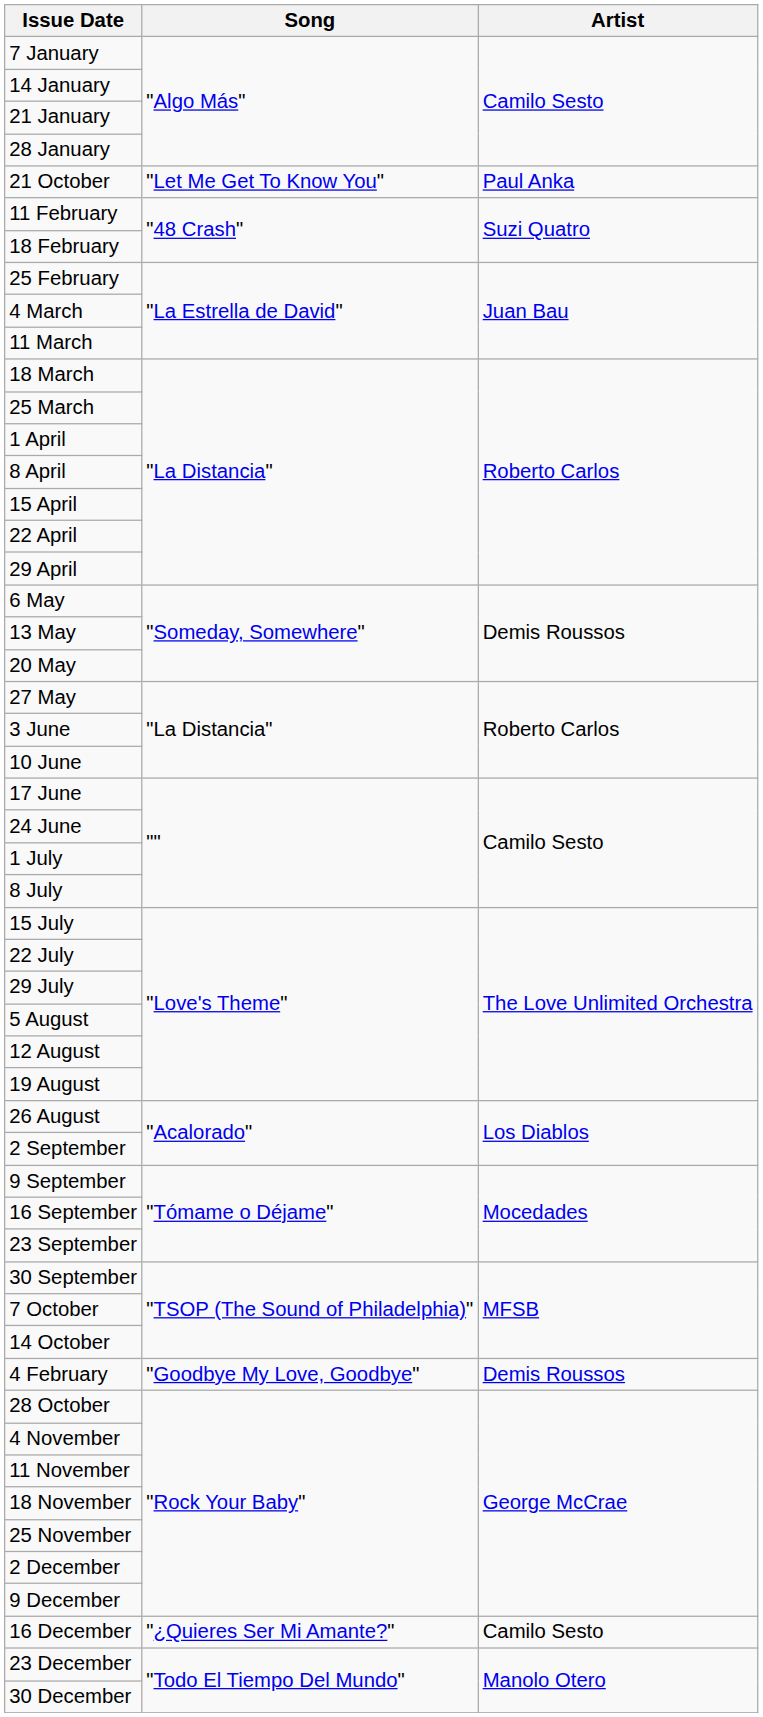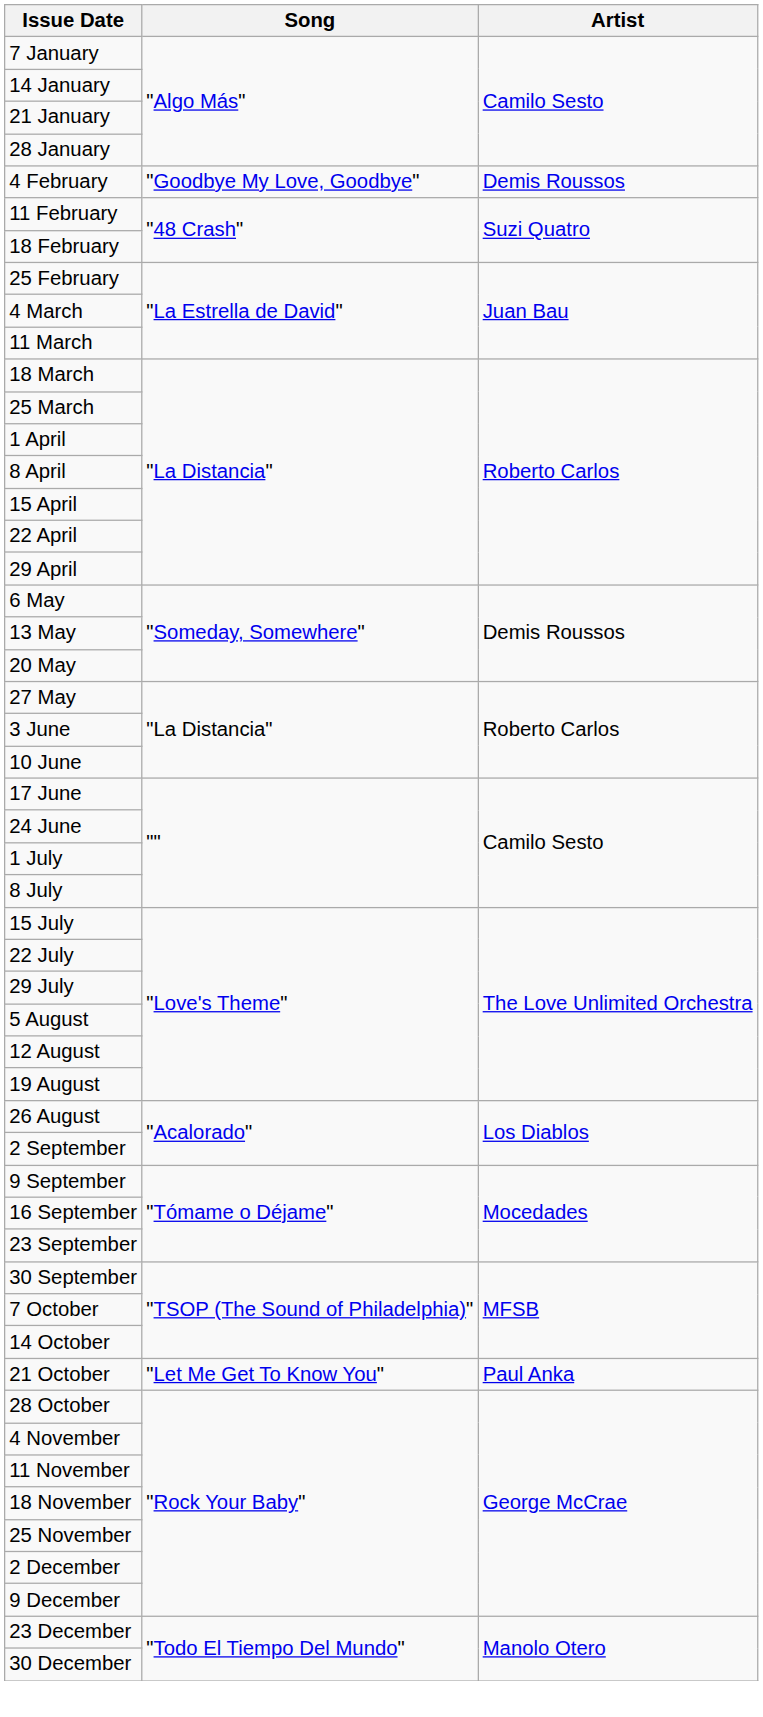rows swapped: (58, 1374) <-> (60, 181)
- row: (70, 1631)
